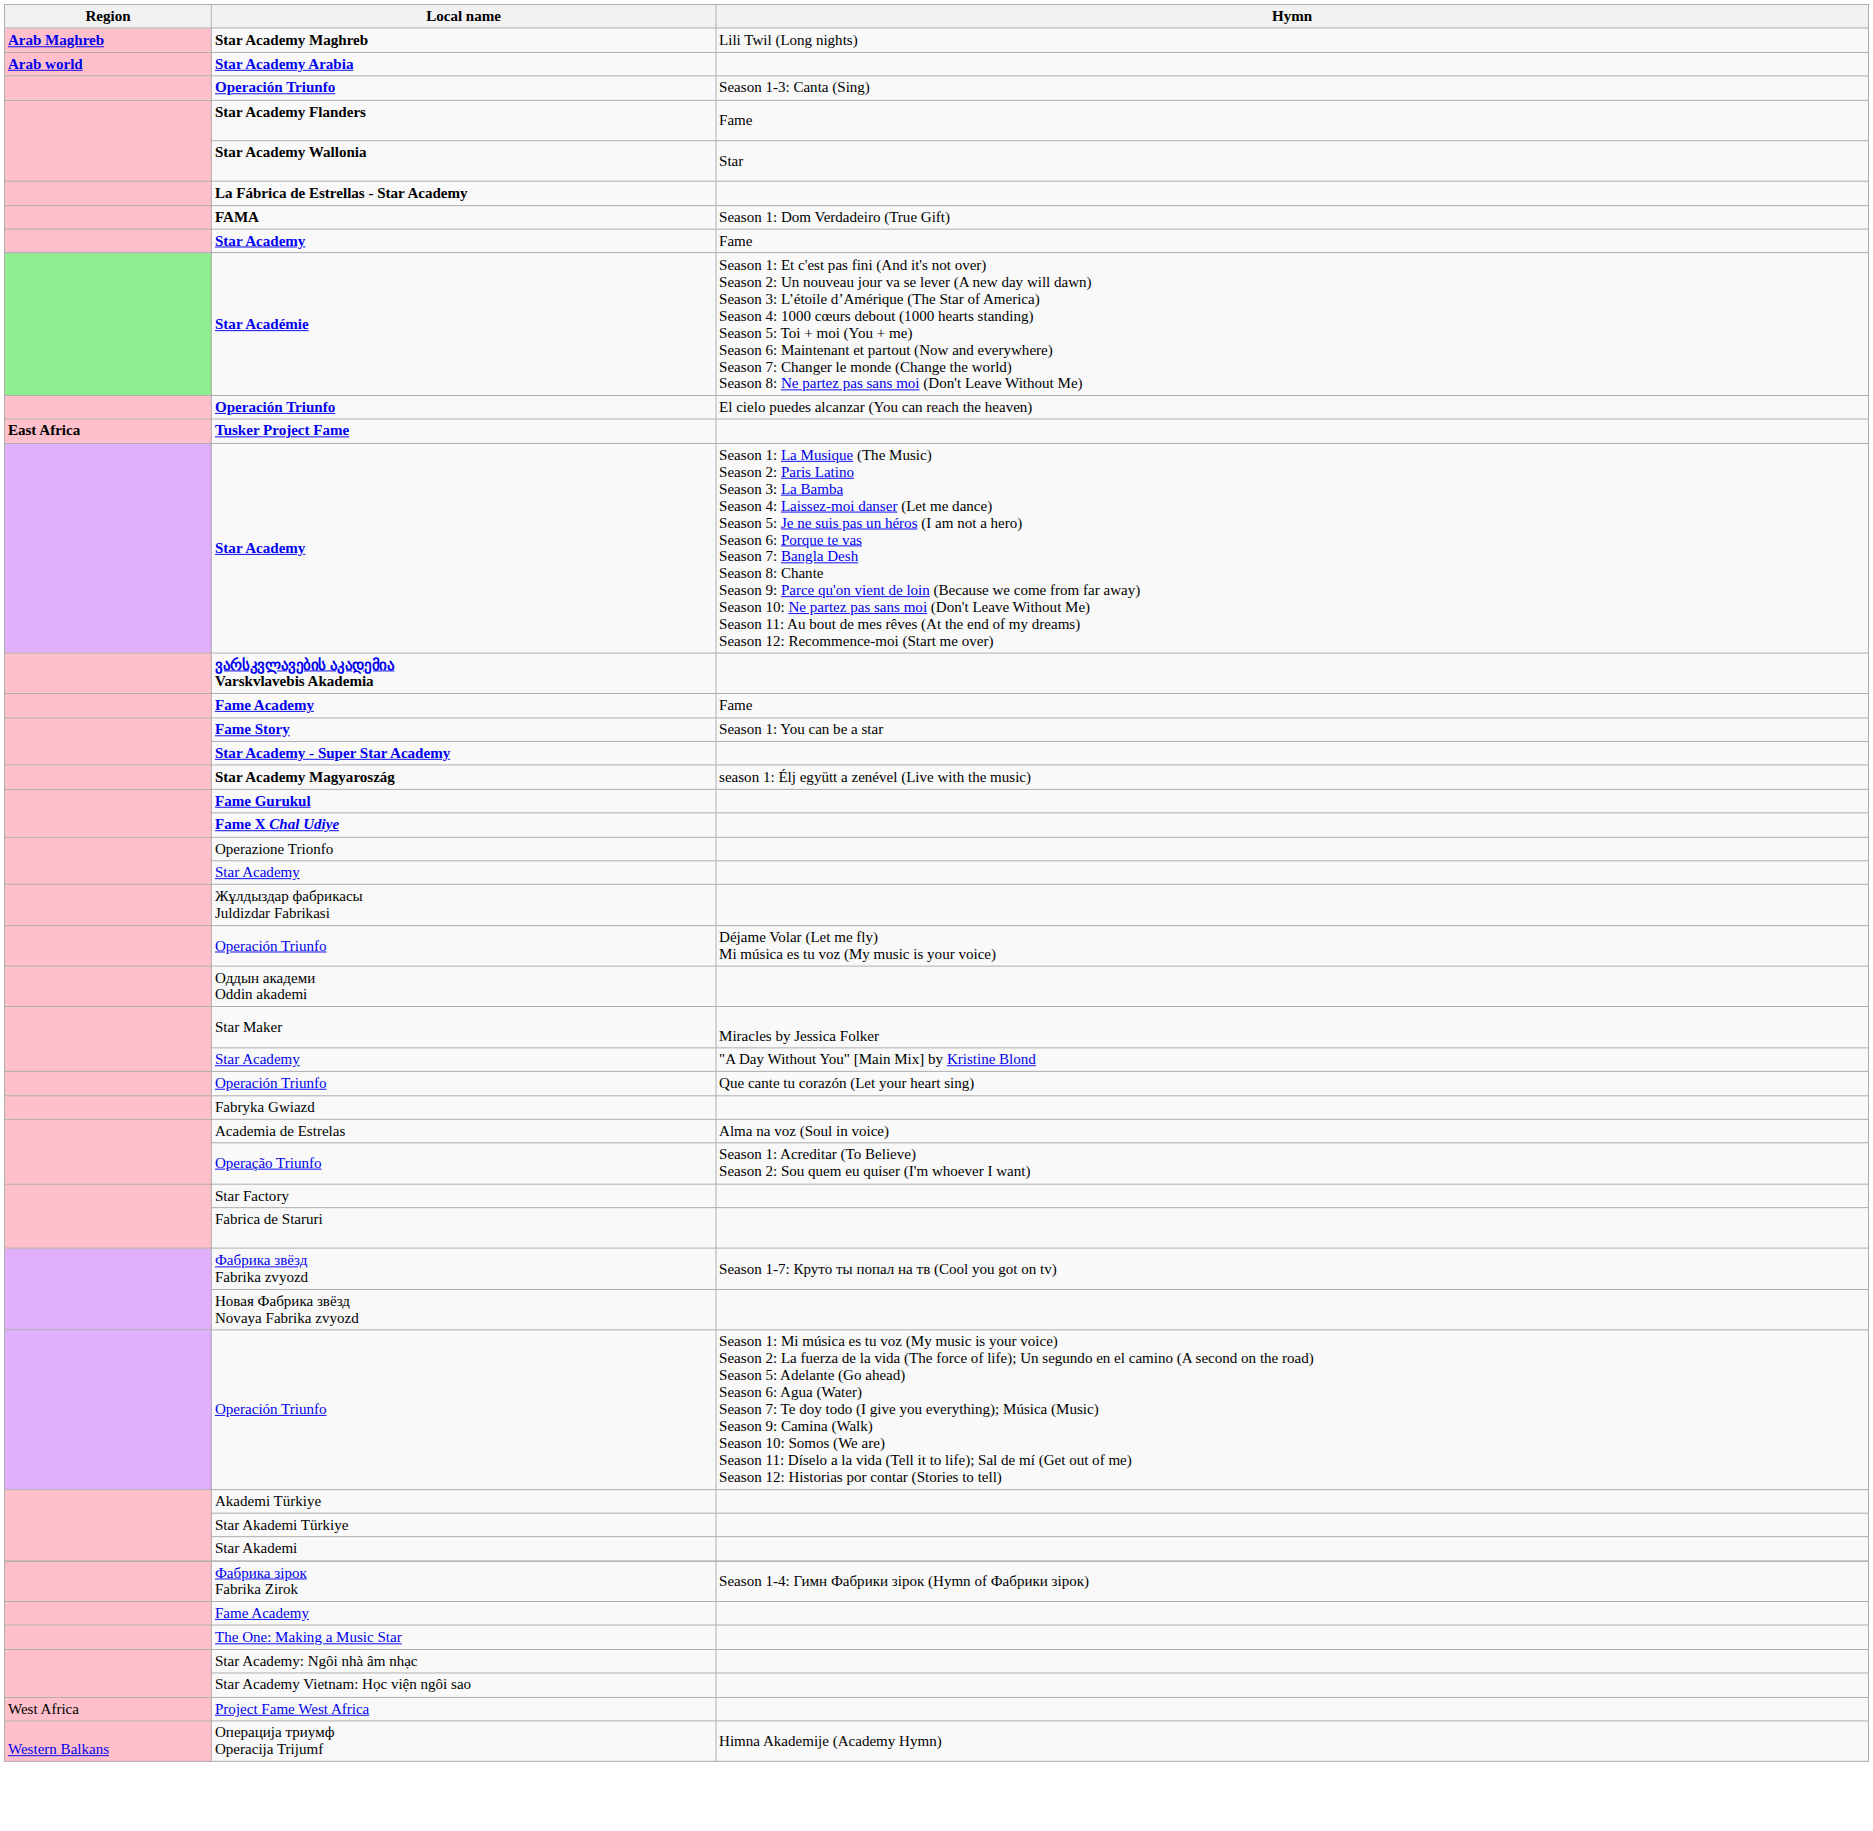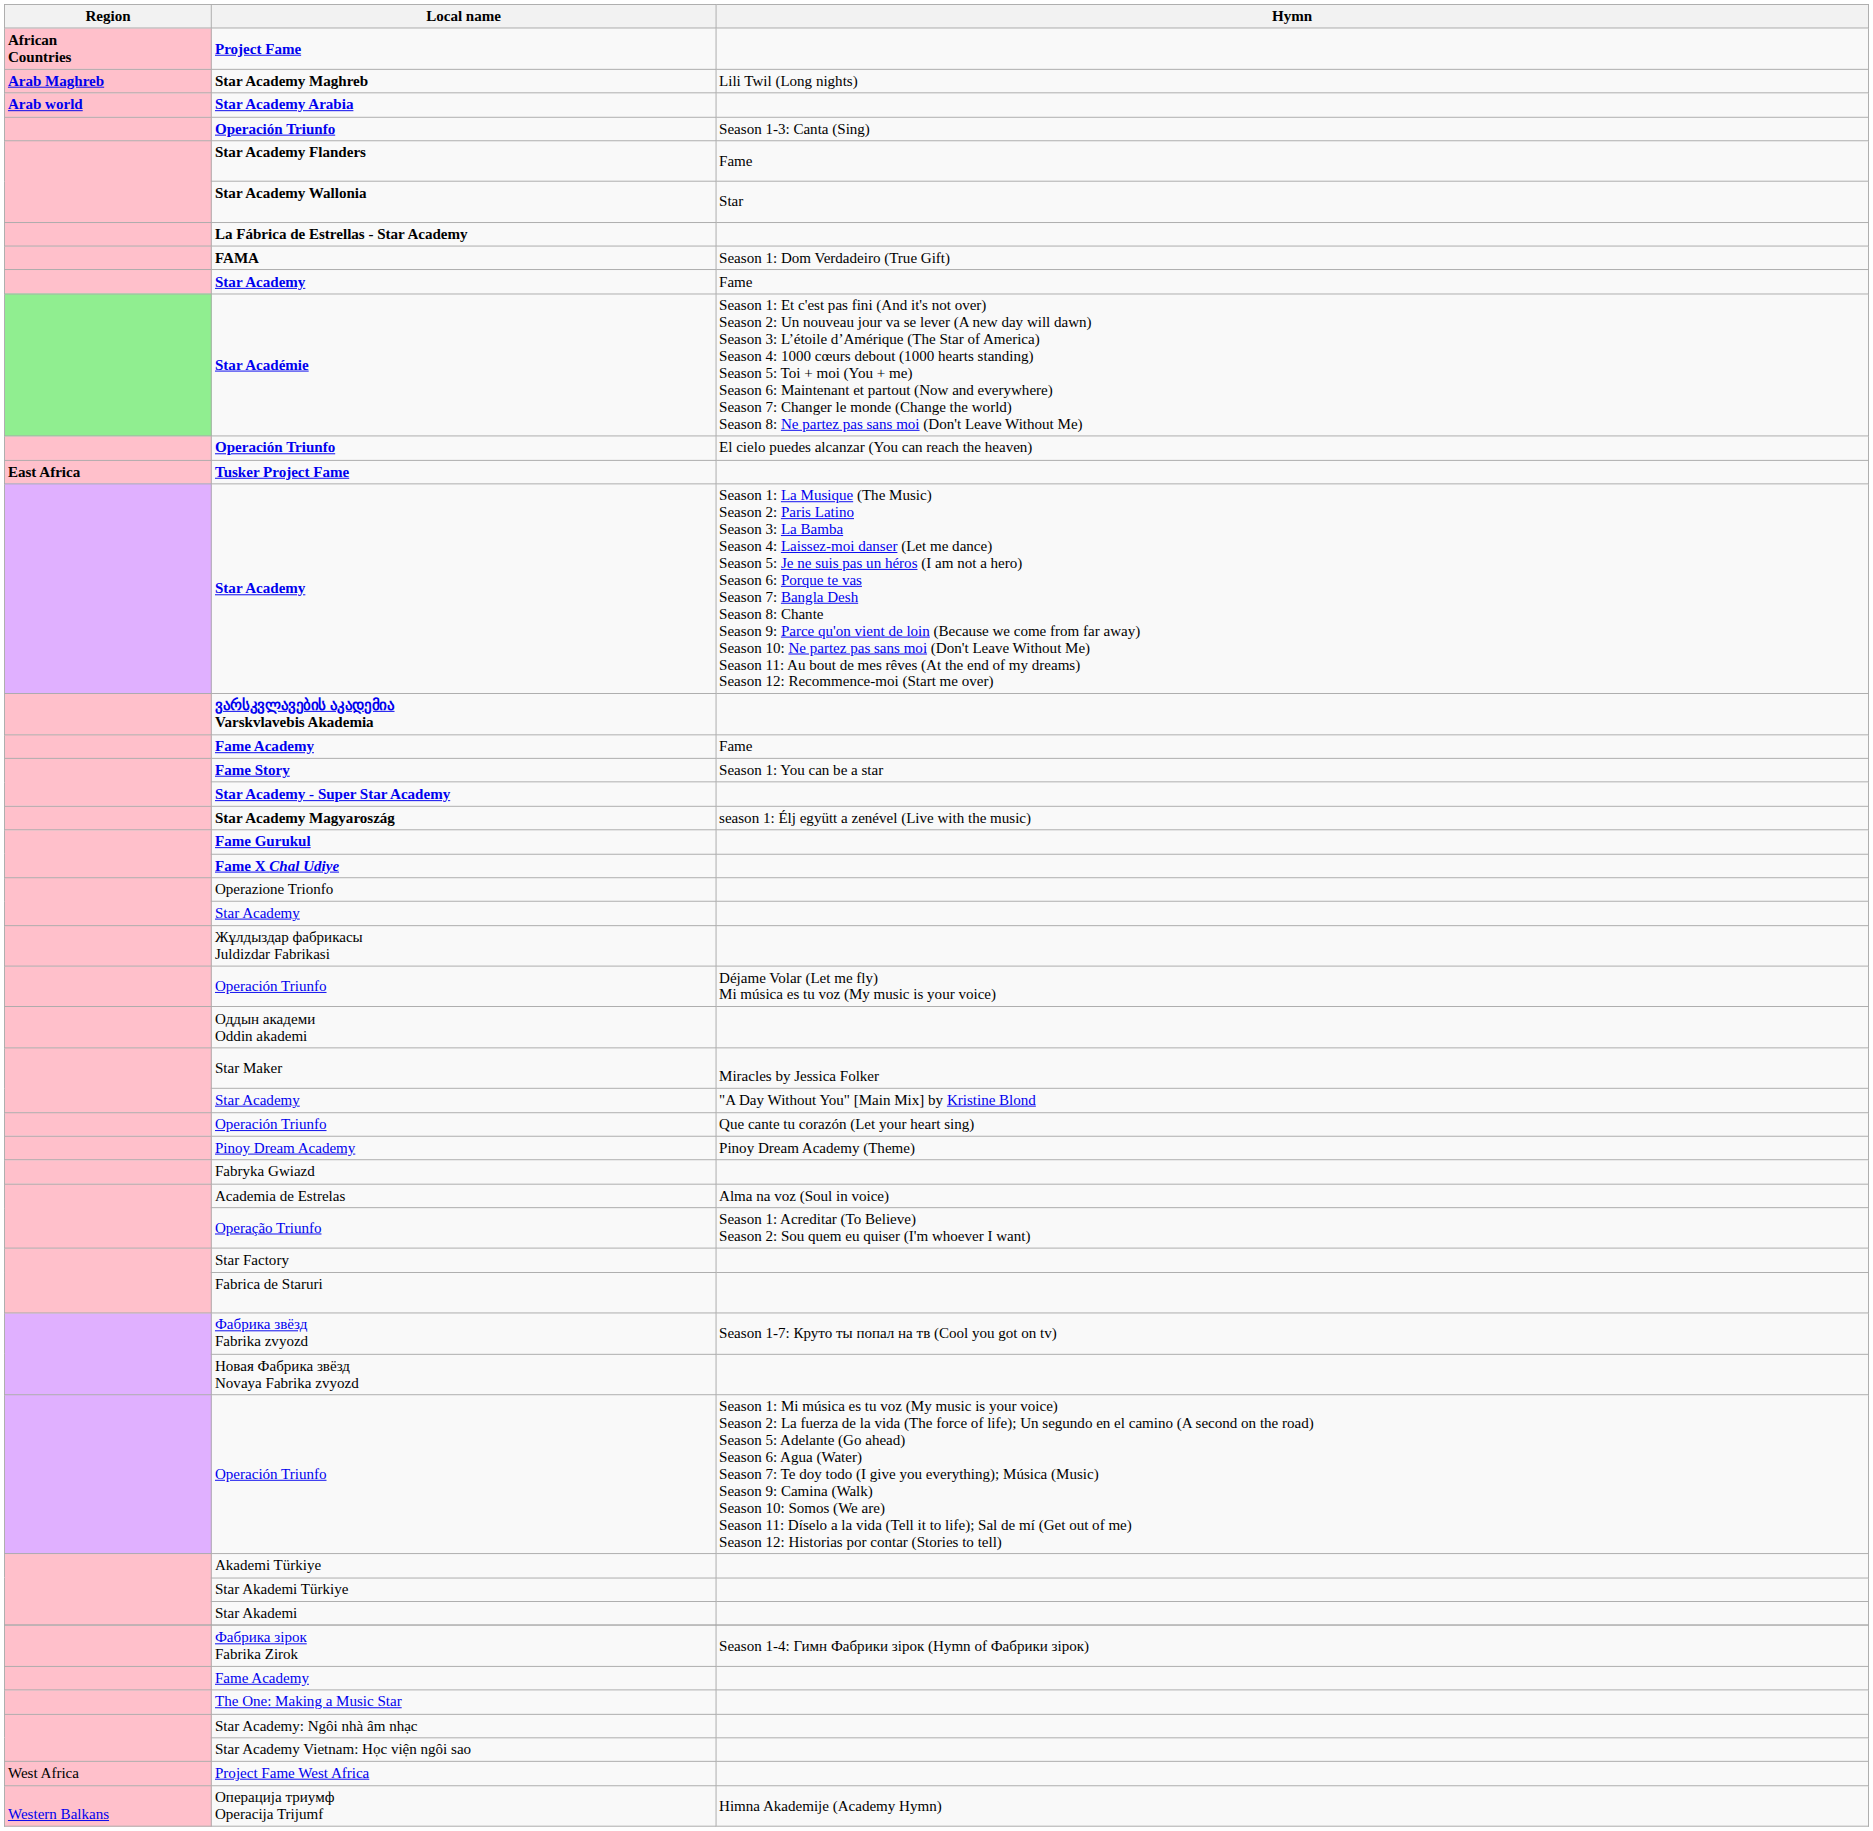+ row: (258, 48)
+ row: (285, 1148)
